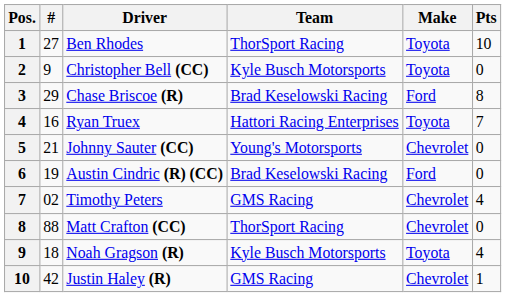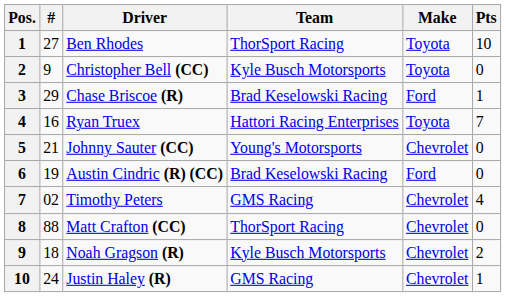(480, 95) 8 -> (480, 95) 1
(428, 252) Toyota -> (437, 252) Chevrolet
(480, 252) 4 -> (480, 252) 2
(51, 278) 42 -> (51, 278) 24
